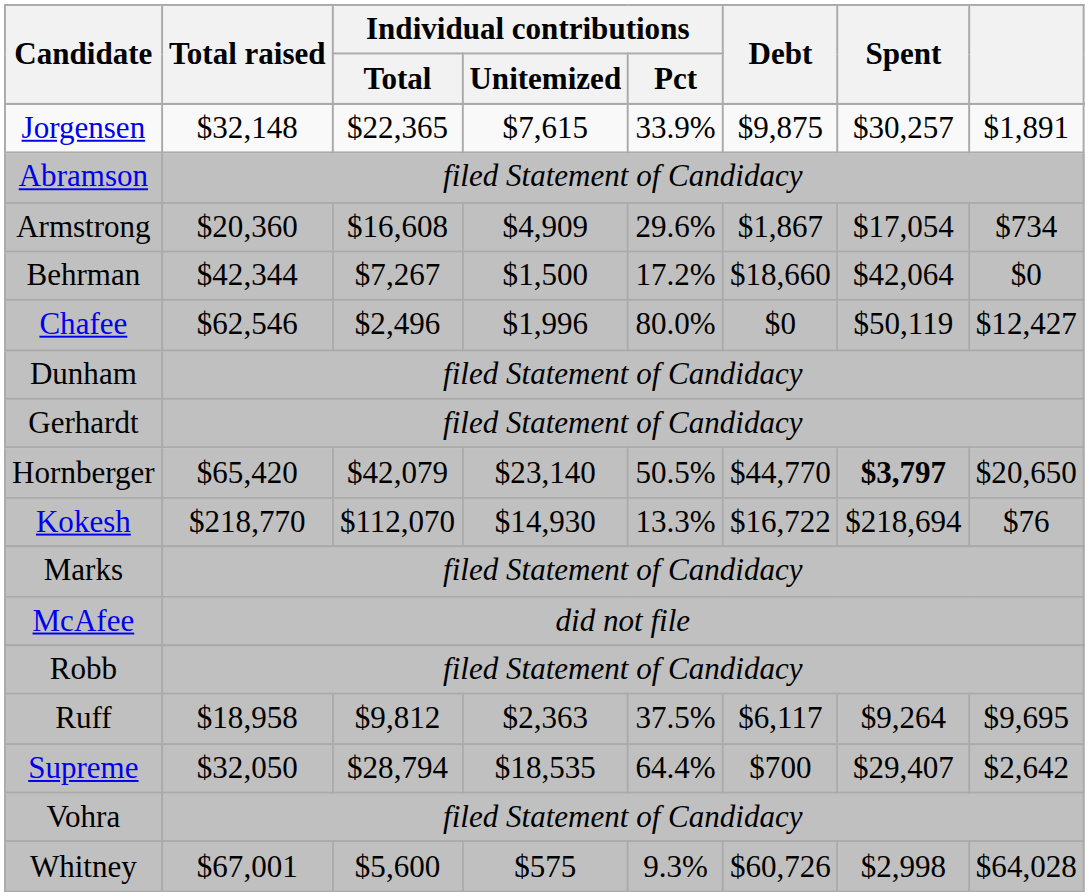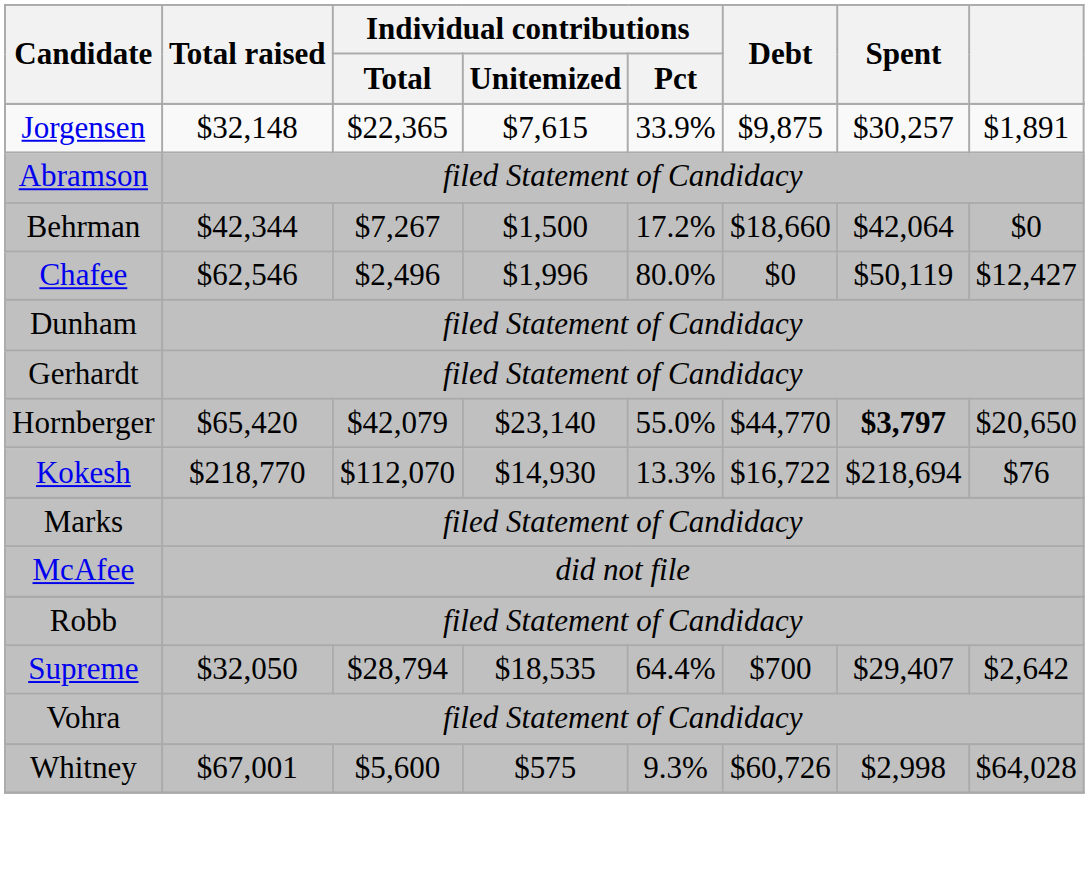- row: (83, 226)
(676, 472) 50.5% -> (676, 422) 55.0%
- row: (83, 718)
